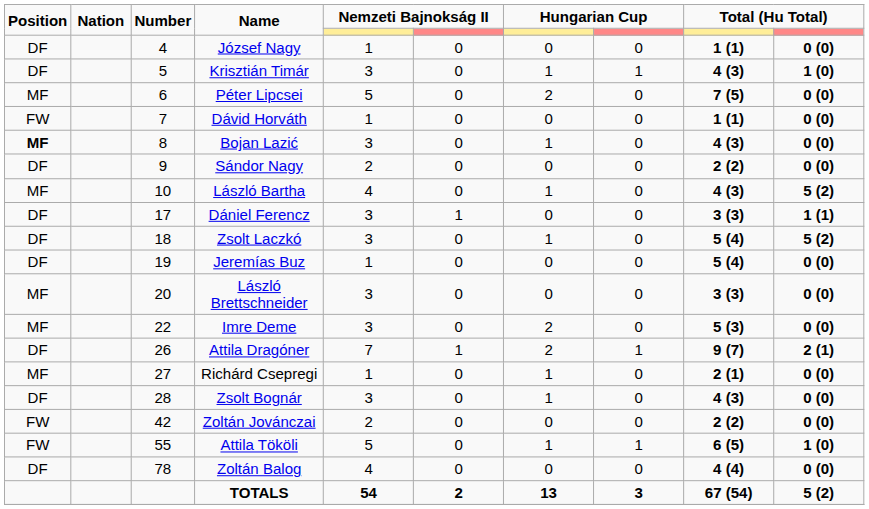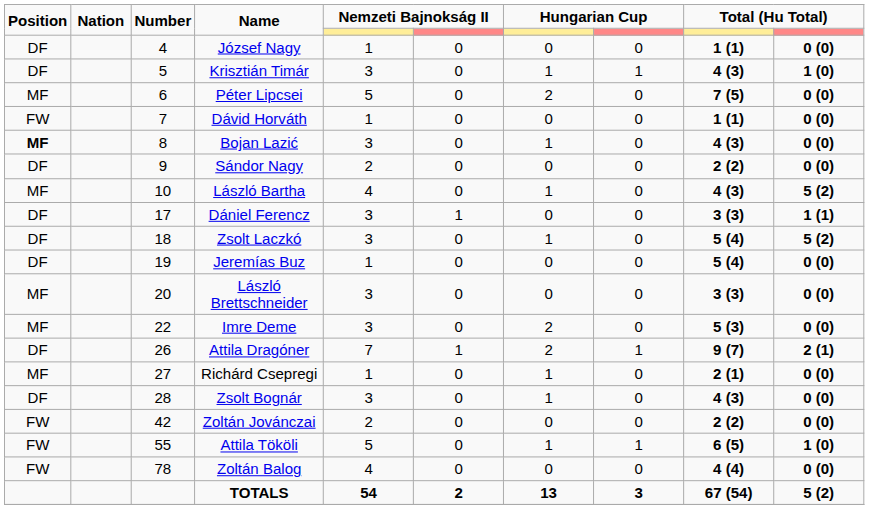(38, 469) DF -> (38, 469) FW
